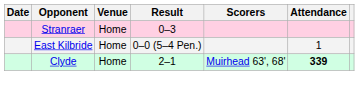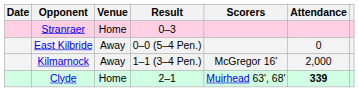(113, 45) Home -> (113, 45) Away
(319, 45) 1 -> (319, 45) 0
+ row: (63, 62)
